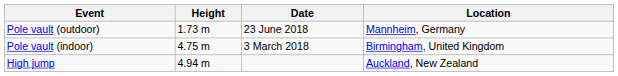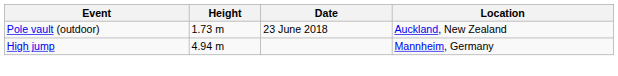(416, 30) Mannheim, Germany -> (451, 30) Auckland, New Zealand
- row: (50, 47)
(422, 63) Auckland, New Zealand -> (444, 47) Mannheim, Germany
